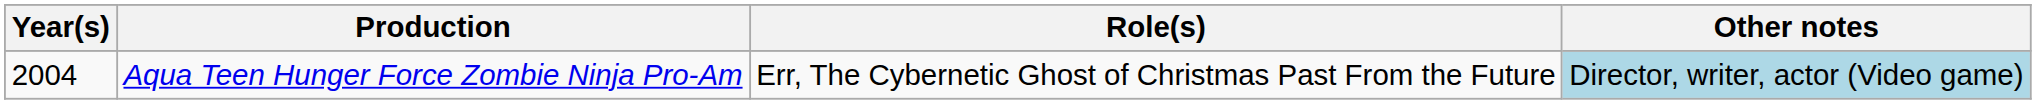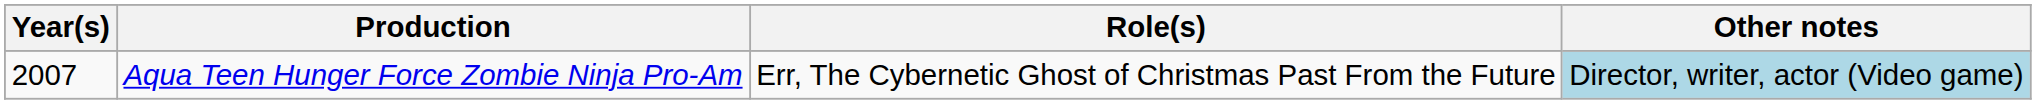(44, 74) 2004 -> (44, 74) 2007
